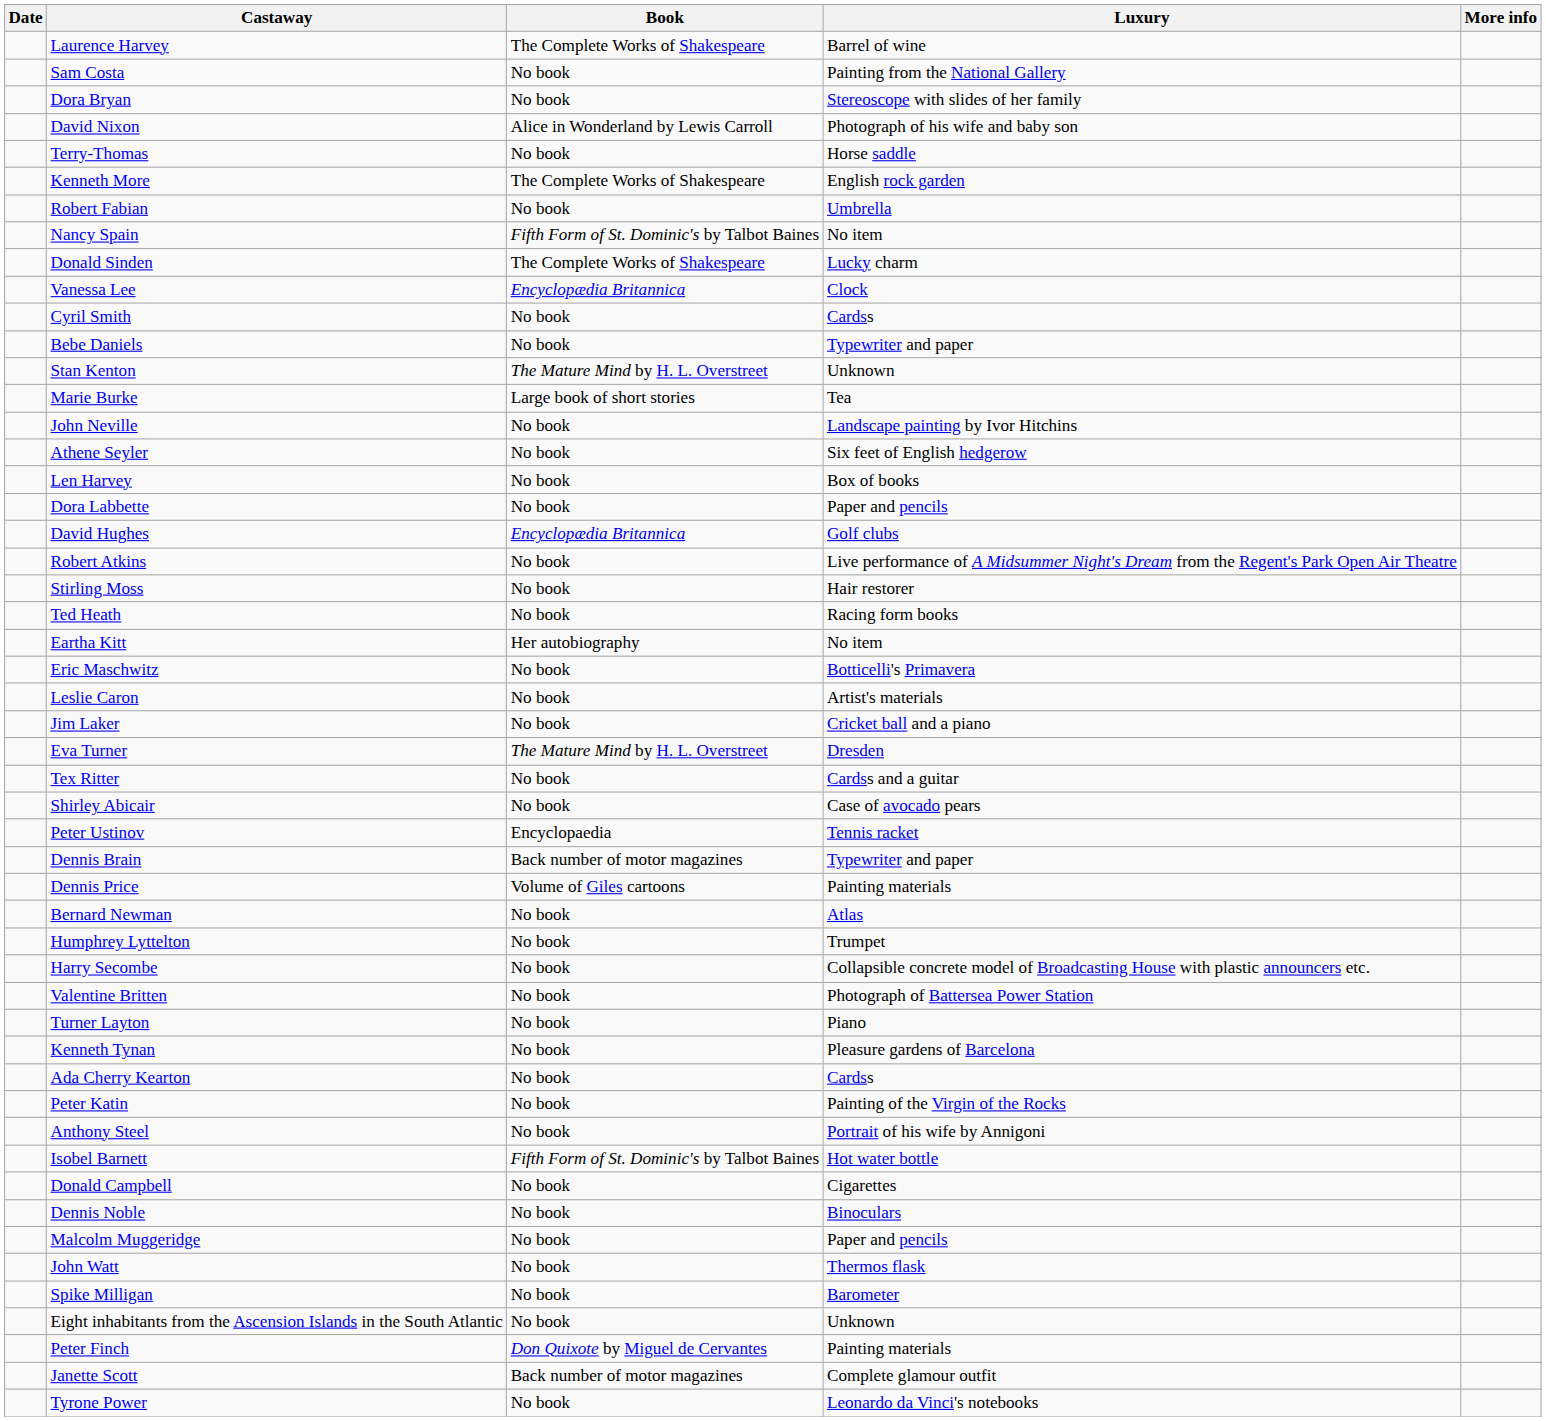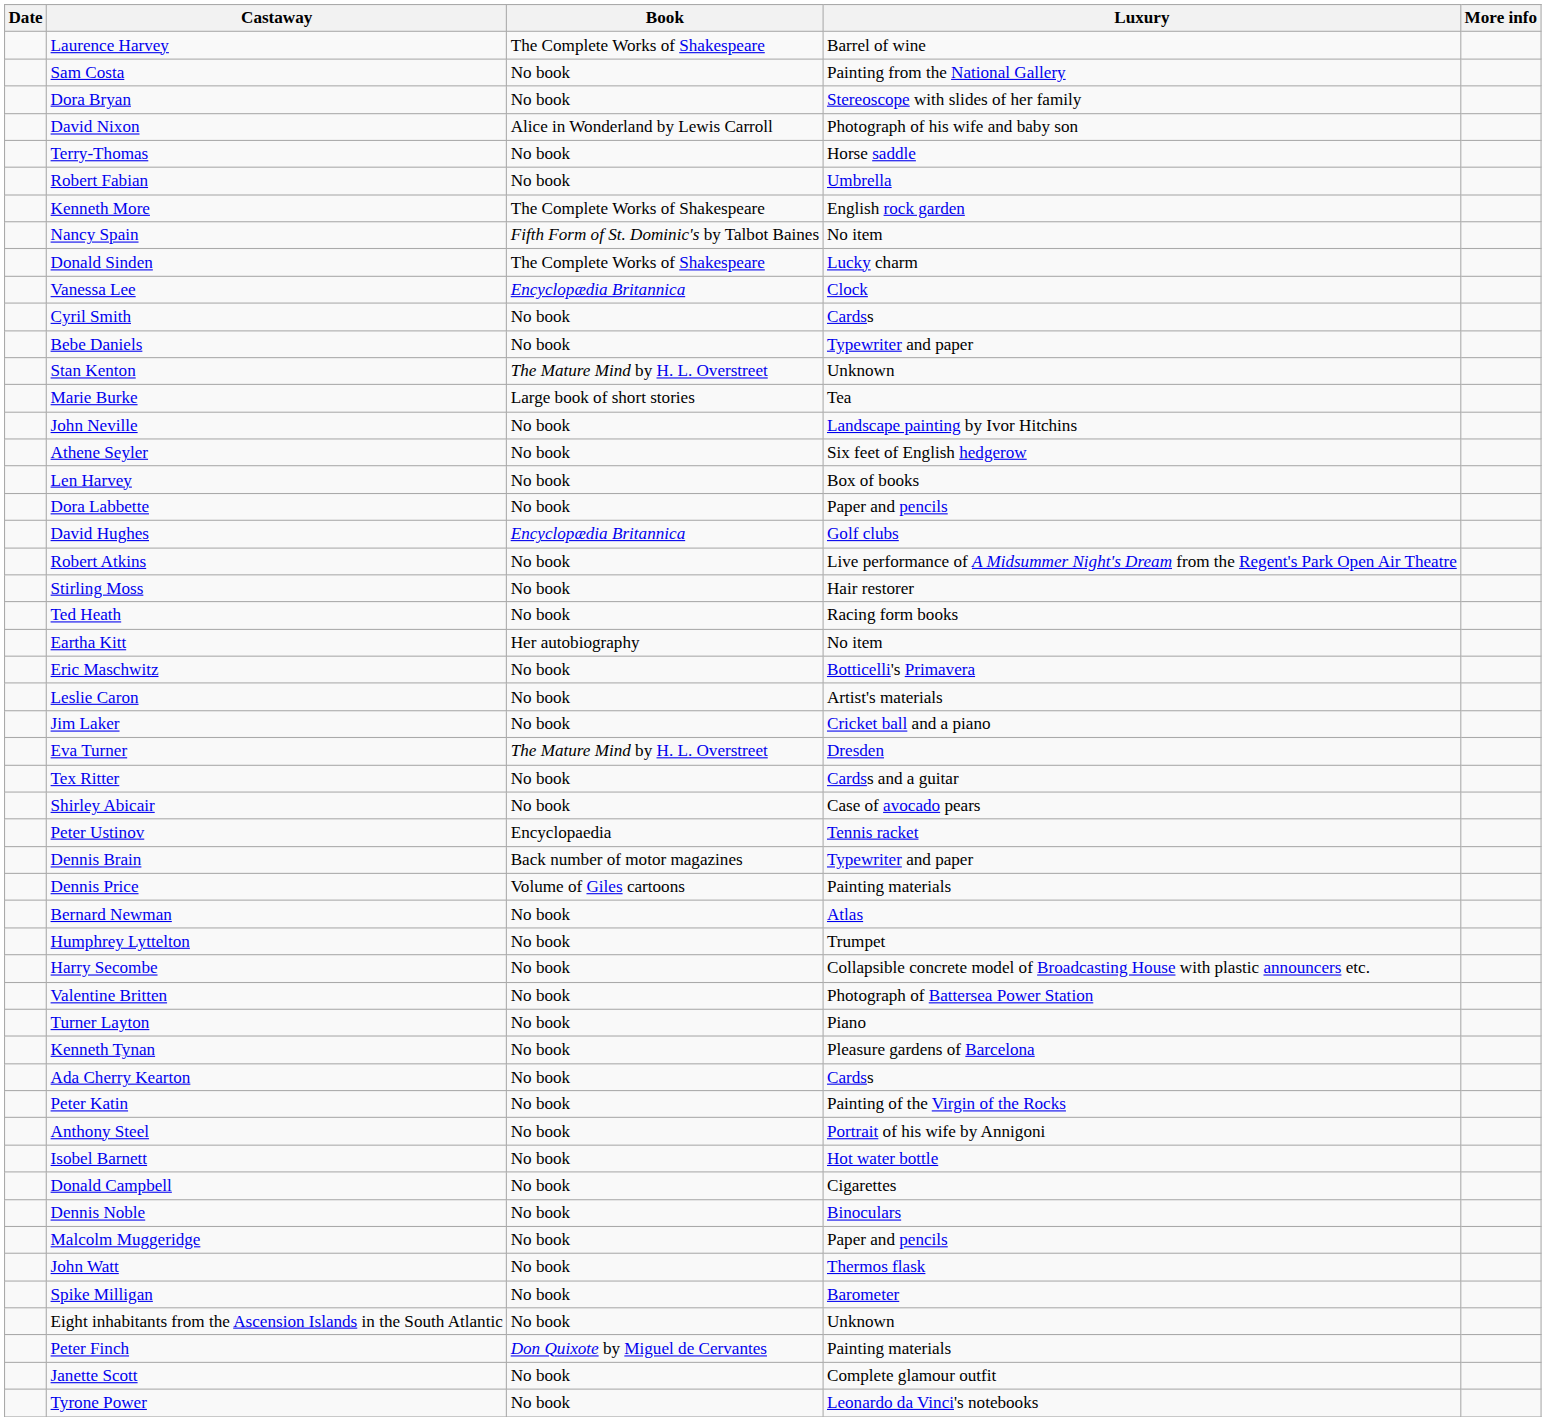rows swapped: (99, 208) <-> (100, 180)
(665, 1158) Fifth Form of St. Dominic's by Talbot Baines -> (540, 1158) No book
(627, 1375) Back number of motor magazines -> (540, 1375) No book
